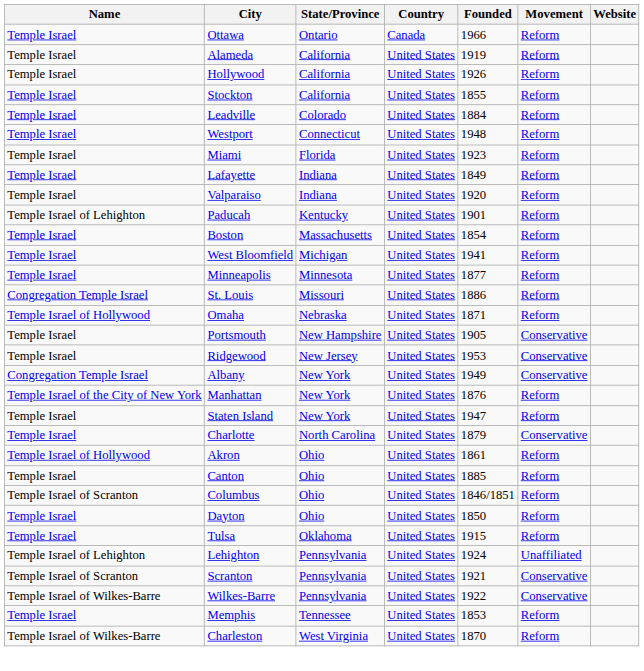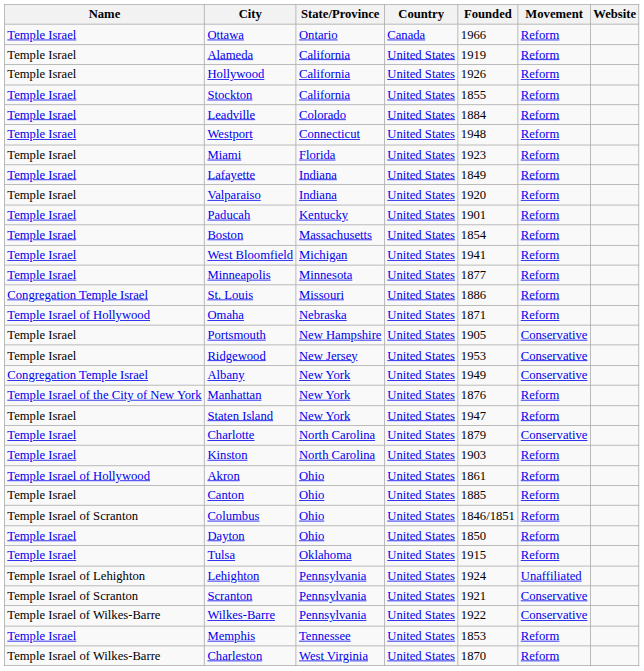(76, 214) Temple Israel of Lehighton -> (42, 214) Temple Israel
+ row: (227, 455)
